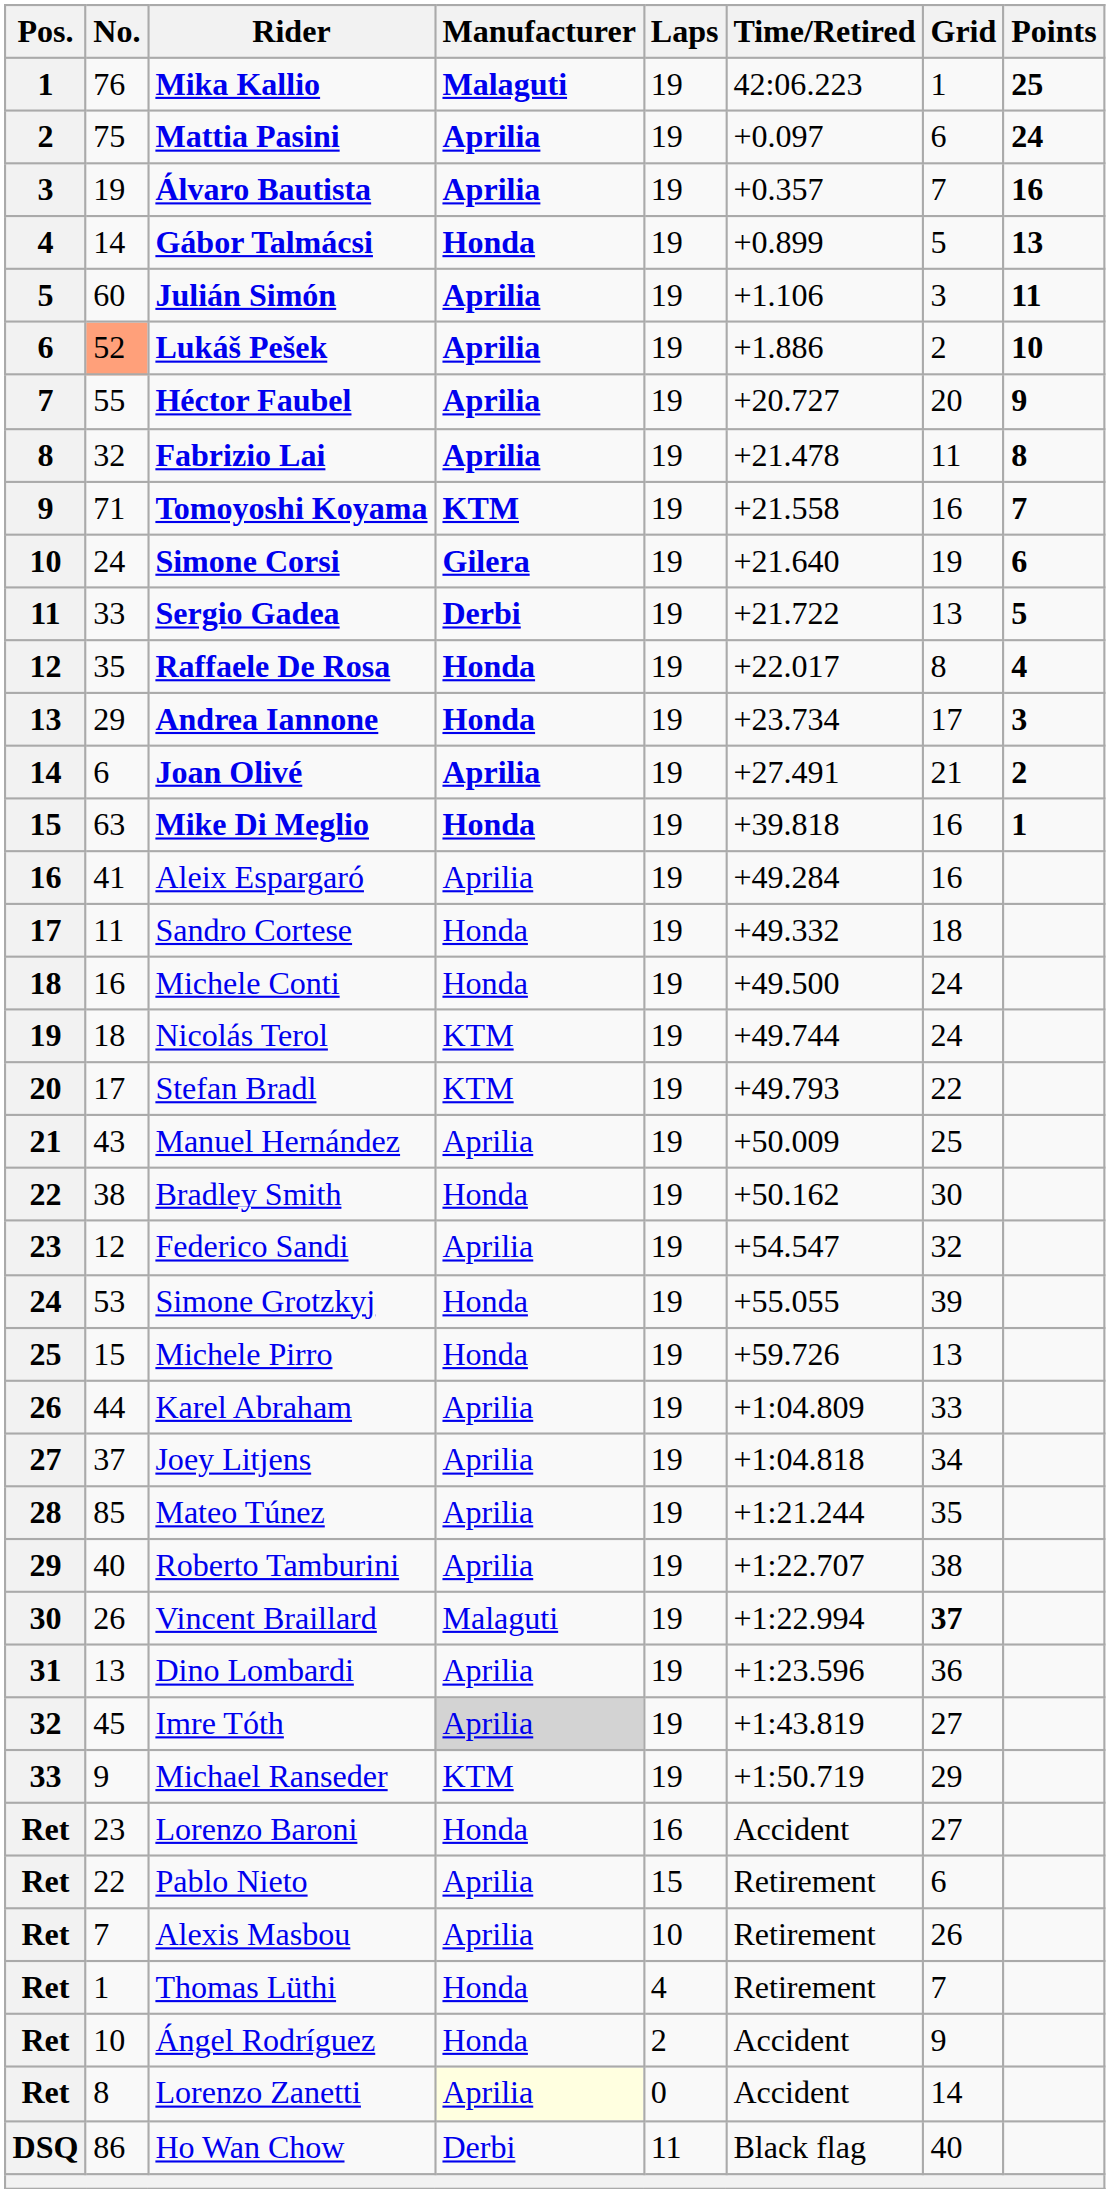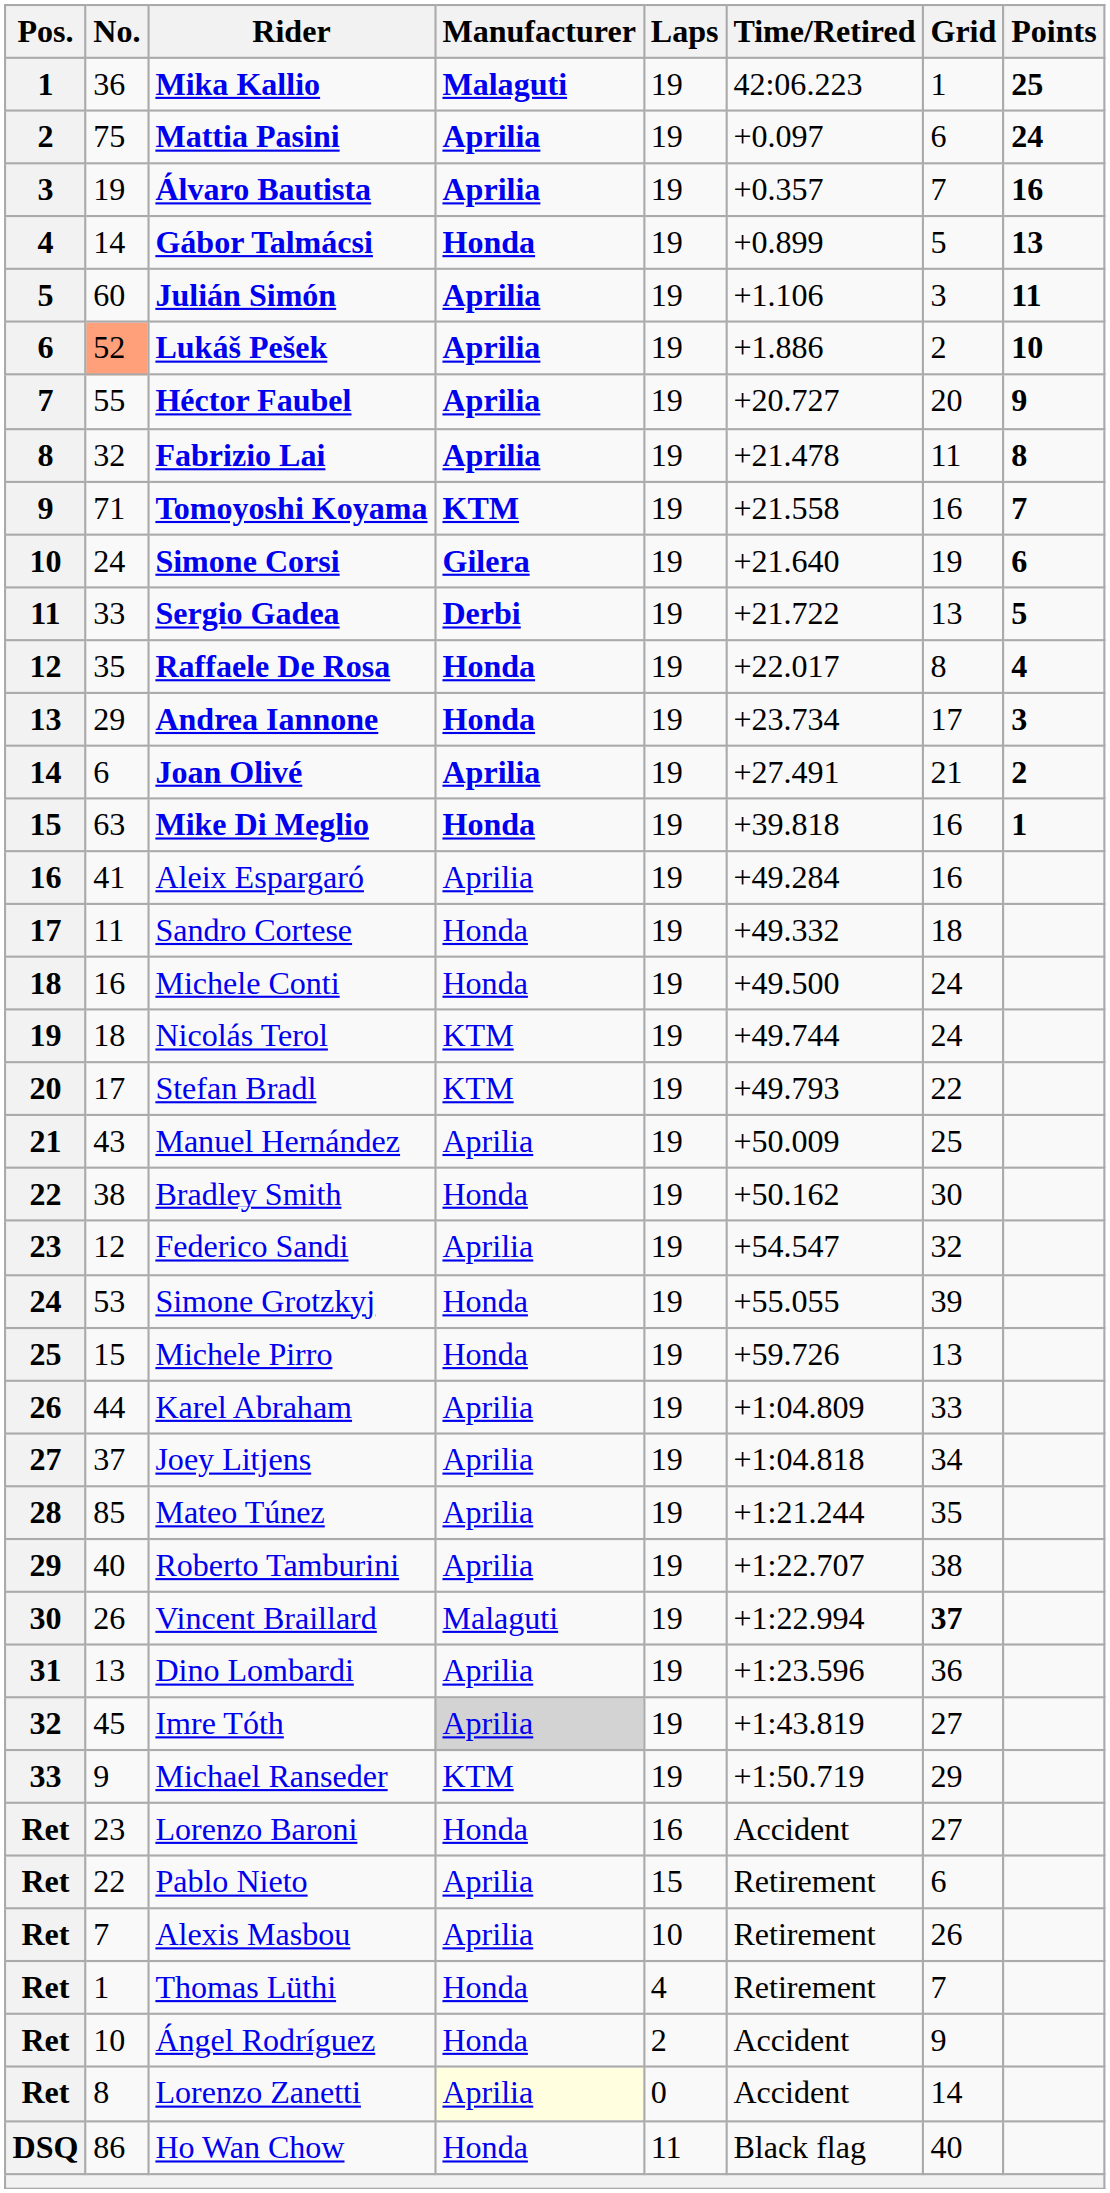(109, 84) 76 -> (109, 84) 36
(479, 2146) Derbi -> (485, 2146) Honda
